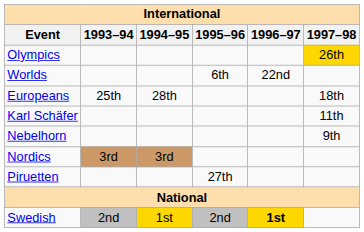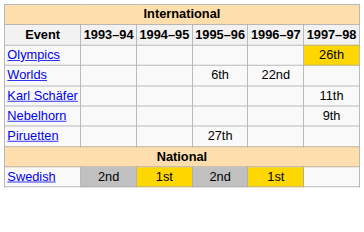- row: (38, 95)
- row: (29, 156)
(276, 217) bold -> (276, 177) normal
